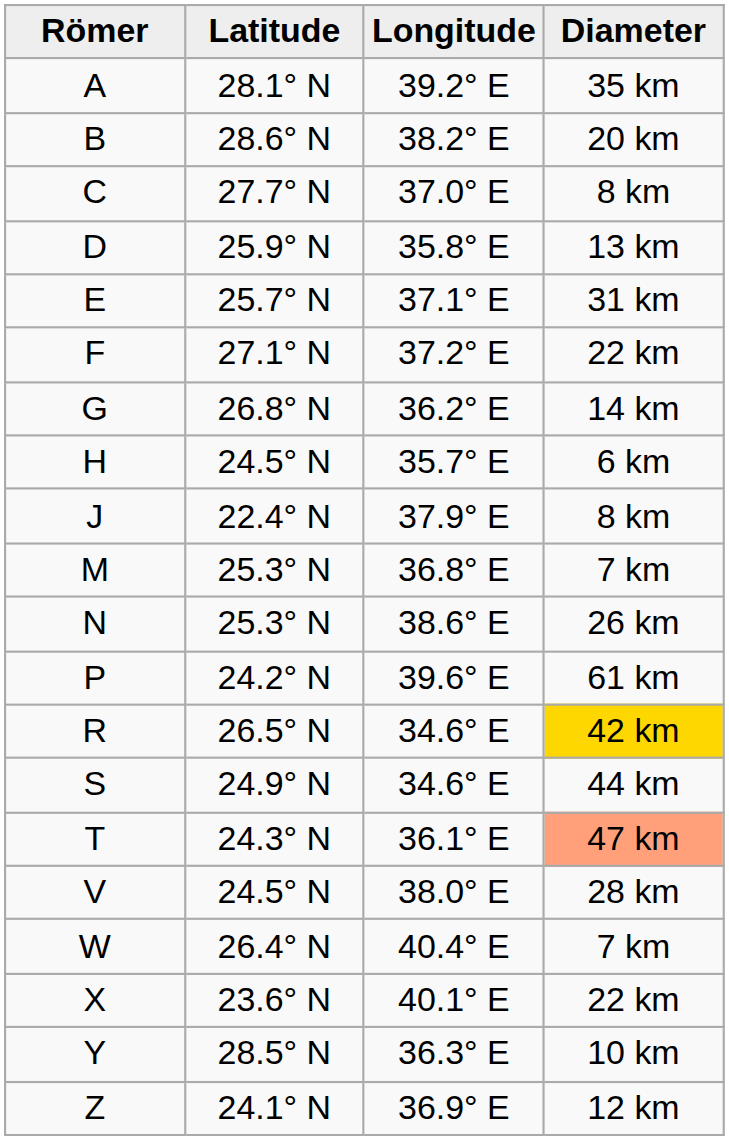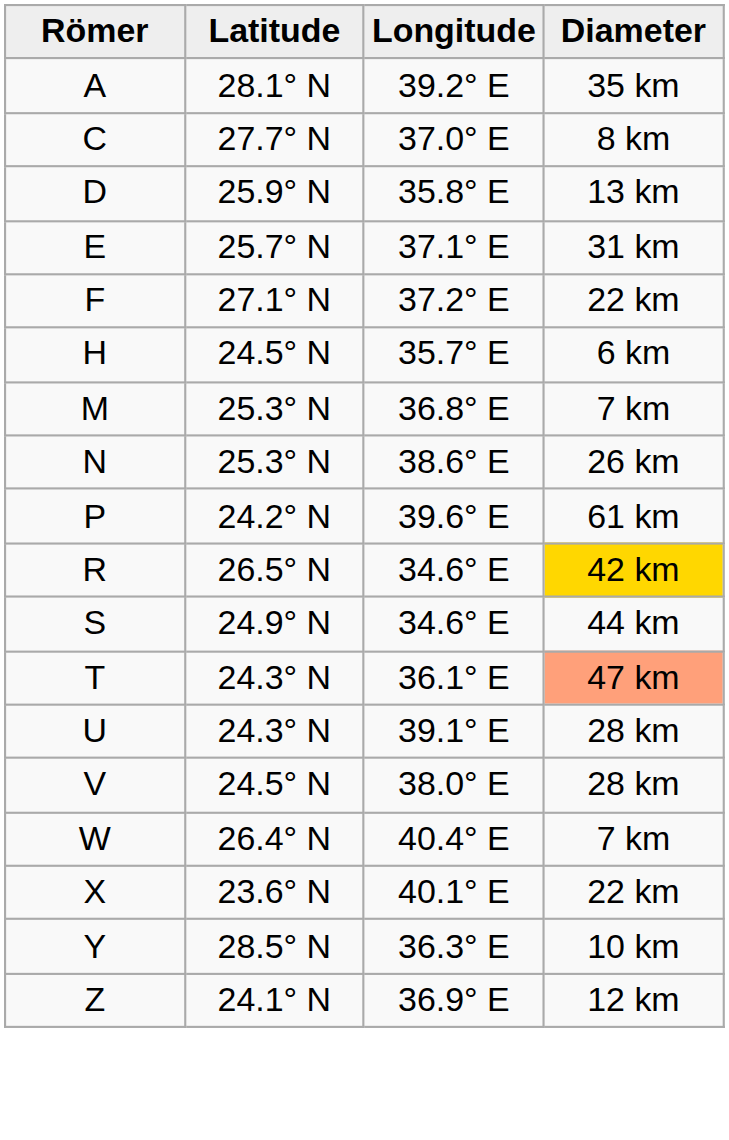- row: (95, 138)
- row: (95, 407)
- row: (95, 515)
+ row: (95, 730)
